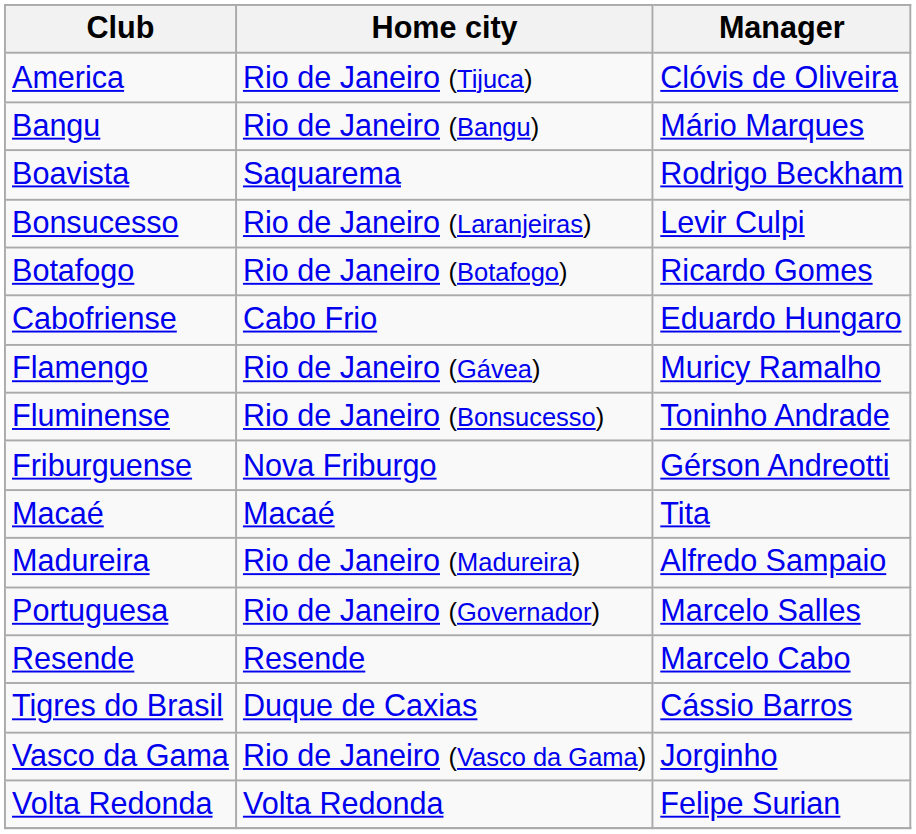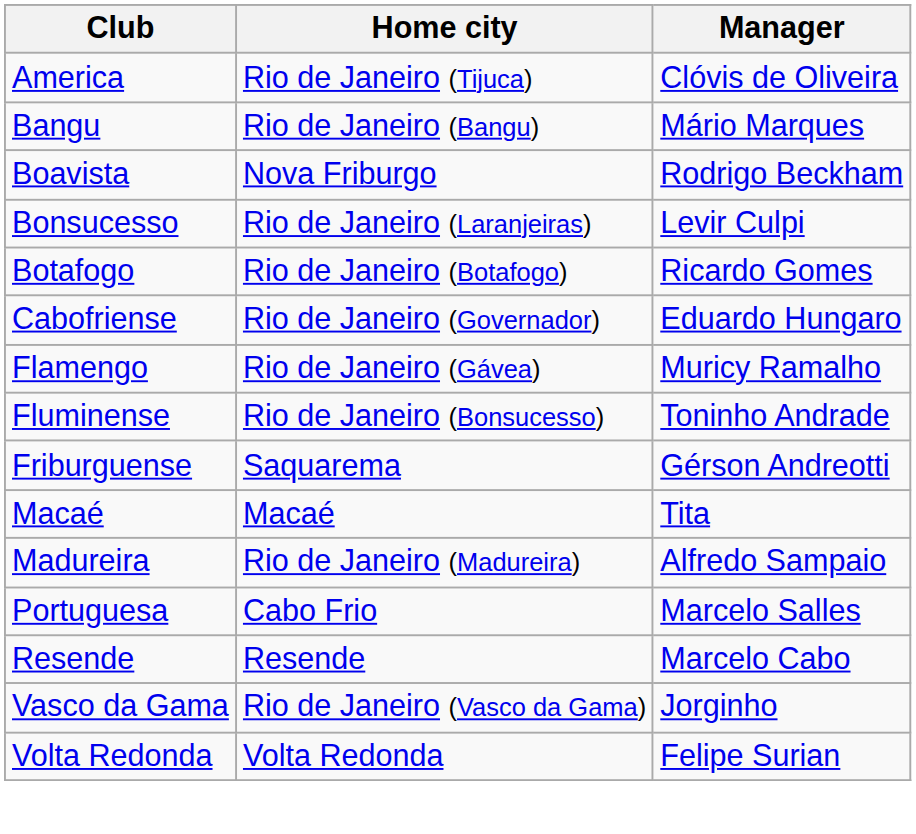(322, 174) Saquarema -> (340, 174) Nova Friburgo
(310, 319) Cabo Frio -> (421, 319) Rio de Janeiro (Governador)
(340, 464) Nova Friburgo -> (322, 464) Saquarema
(421, 610) Rio de Janeiro (Governador) -> (310, 610) Cabo Frio
- row: (118, 707)
